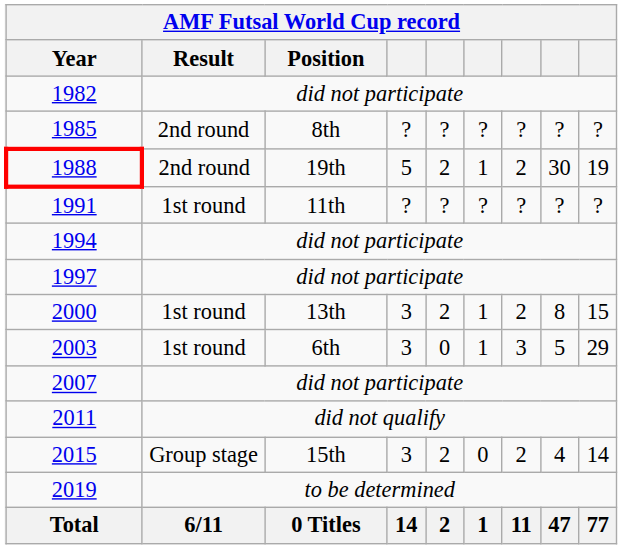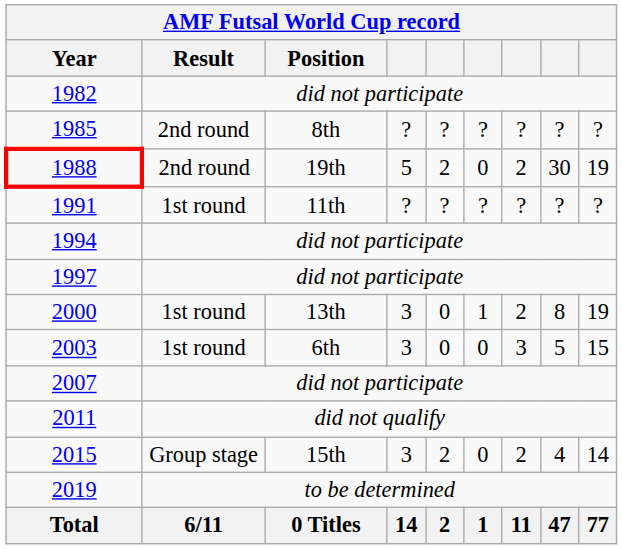(483, 167) 1 -> (483, 167) 0
(445, 312) 2 -> (445, 312) 0
(598, 312) 15 -> (598, 312) 19
(483, 347) 1 -> (483, 347) 0
(598, 347) 29 -> (598, 347) 15
